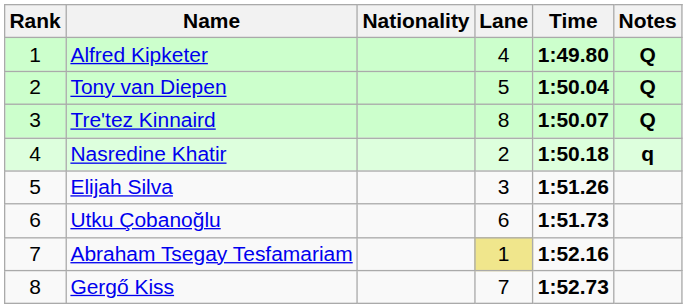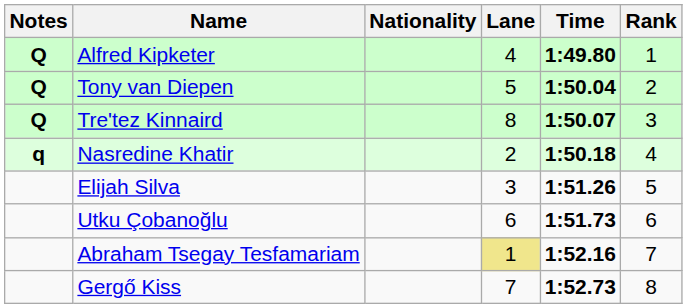columns swapped: (35, 21) <-> (648, 21)
